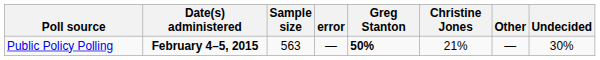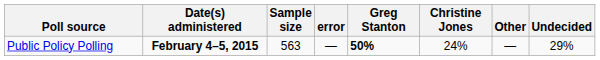(456, 45) 21% -> (456, 45) 24%
(562, 45) 30% -> (562, 45) 29%
